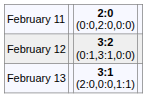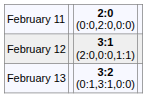(105, 49) 3:2 (0:1,3:1,0:0) -> (105, 49) 3:1 (2:0,0:0,1:1)
(105, 78) 3:1 (2:0,0:0,1:1) -> (105, 78) 3:2 (0:1,3:1,0:0)
